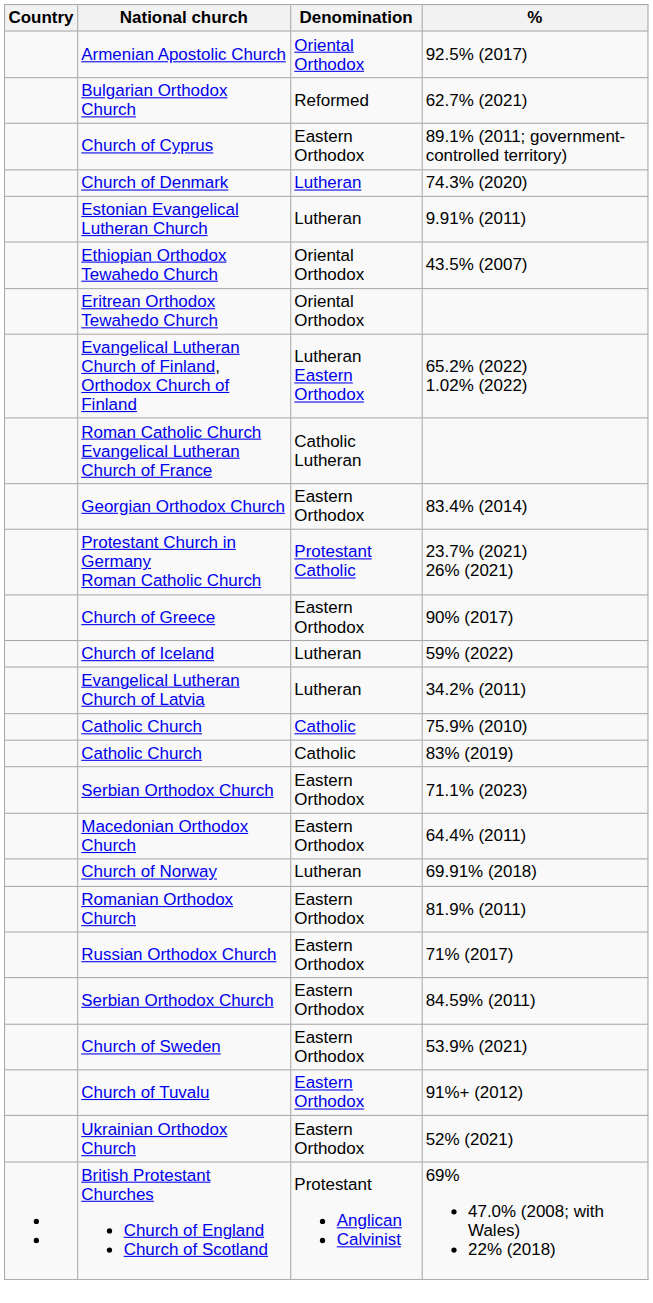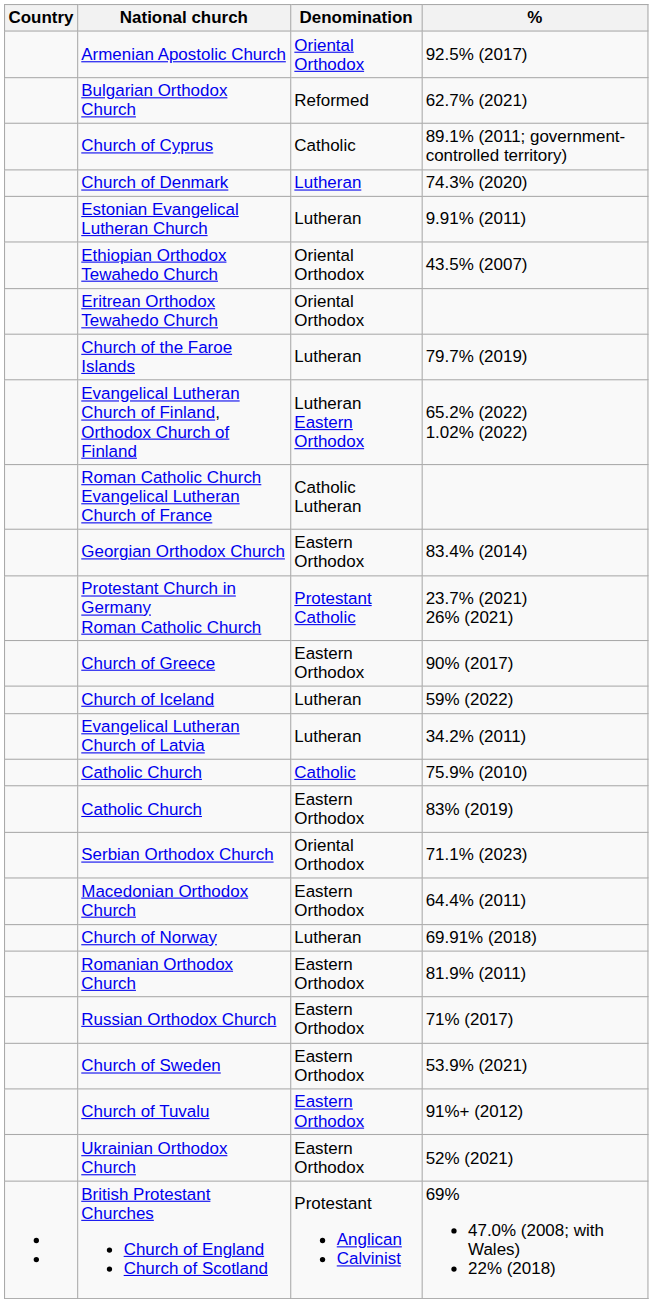(329, 146) Eastern Orthodox -> (325, 146) Catholic
+ row: (157, 357)
(325, 753) Catholic -> (329, 809) Eastern Orthodox
(329, 790) Eastern Orthodox -> (329, 855) Oriental Orthodox
- row: (177, 1000)
